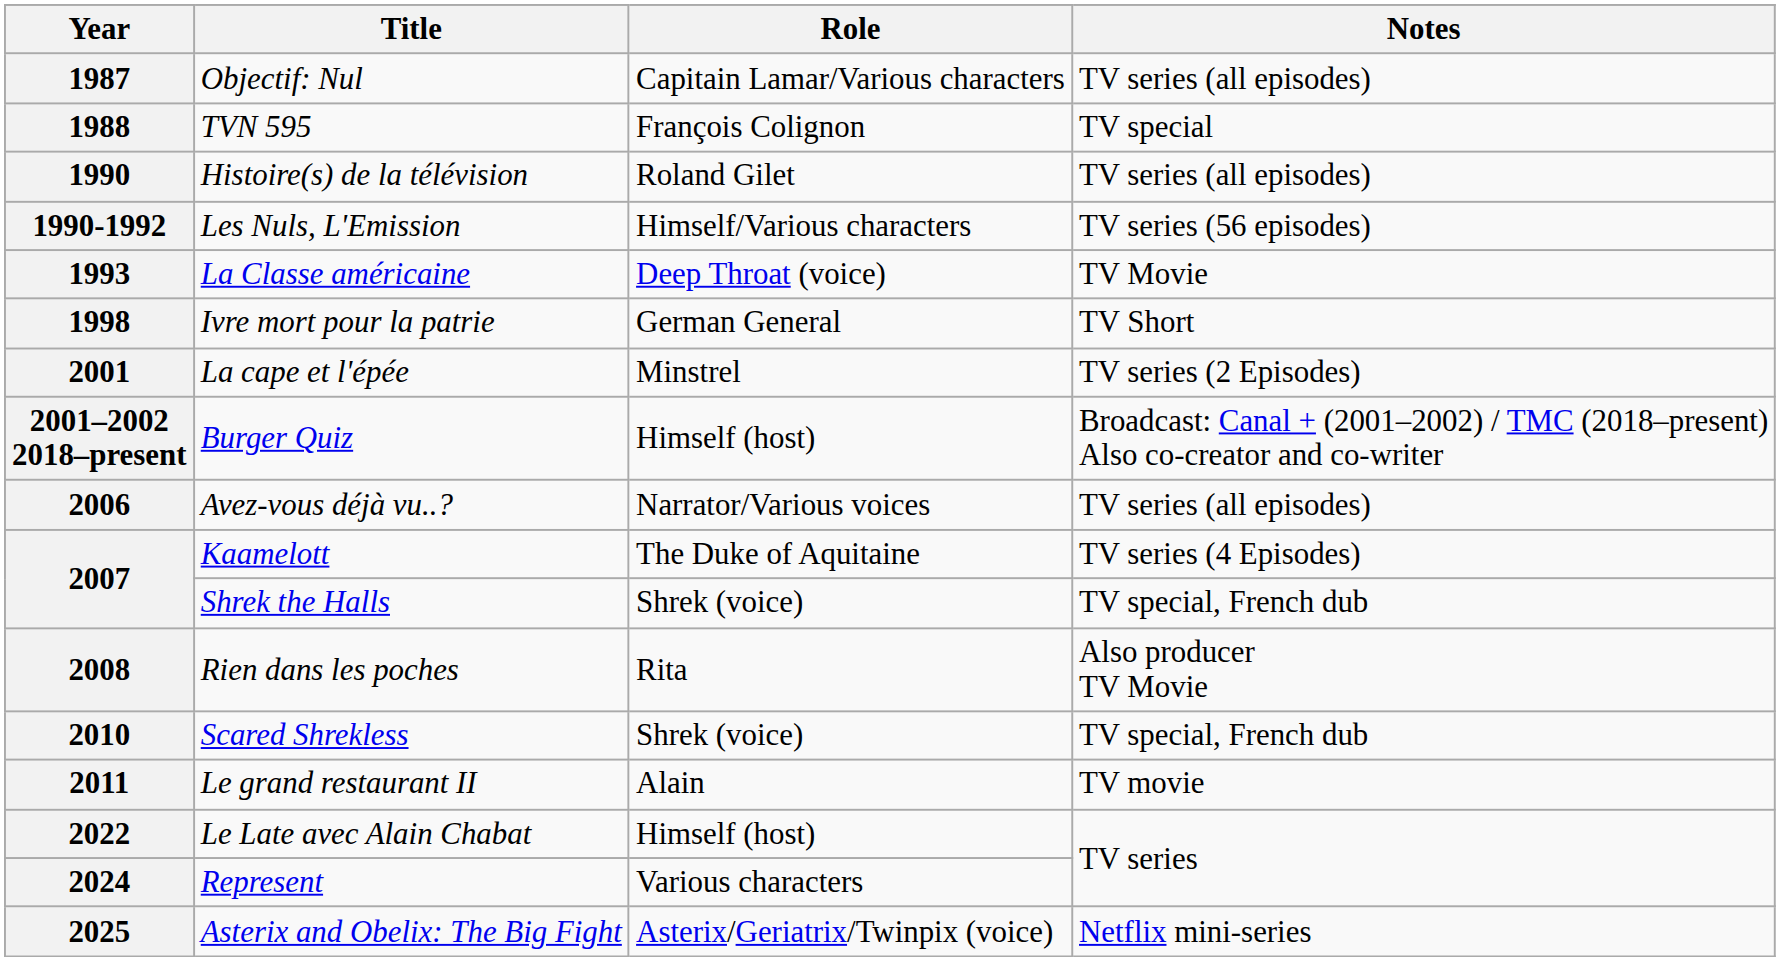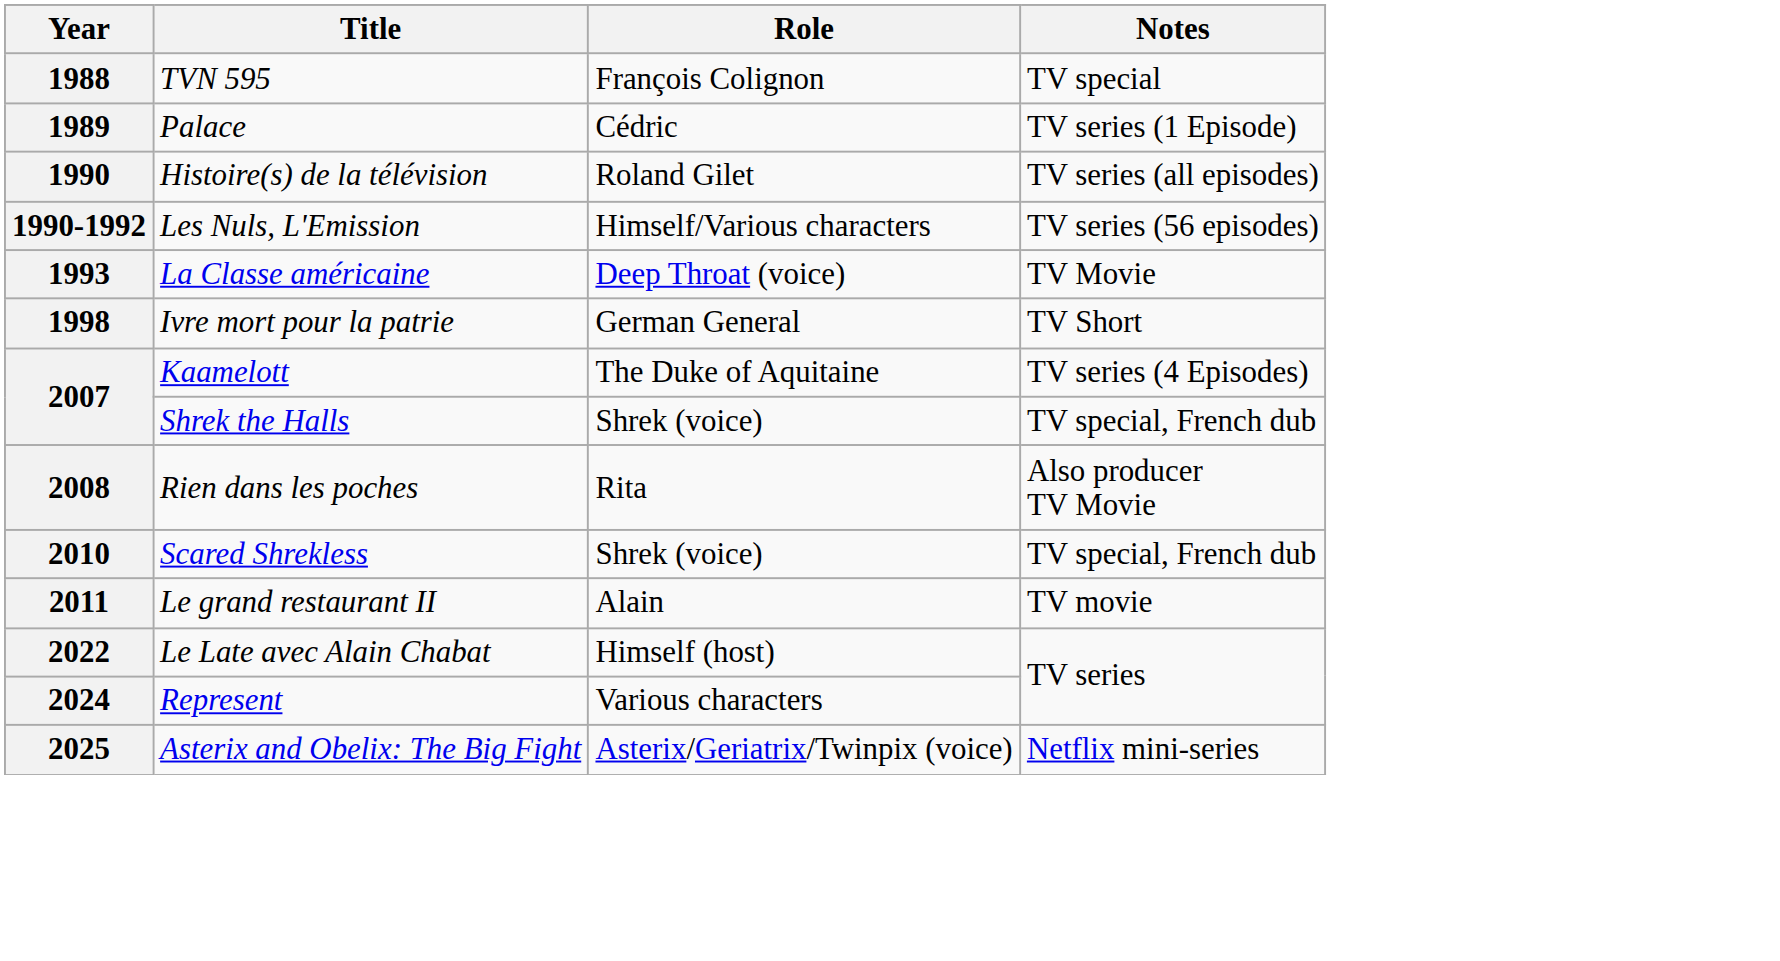- row: (99, 77)
+ row: (79, 126)
- row: (99, 371)
- row: (99, 438)
- row: (99, 504)
